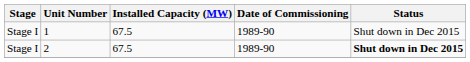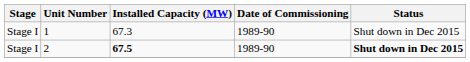(122, 31) 67.5 -> (122, 31) 67.3
(122, 48) normal -> (122, 48) bold
